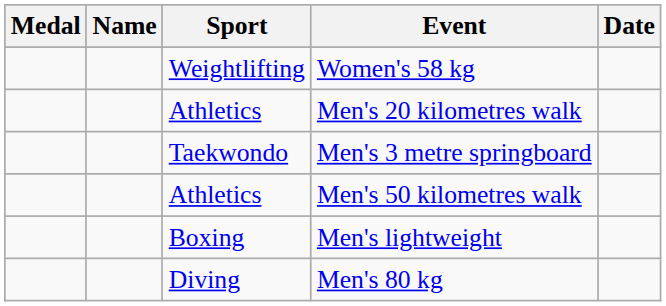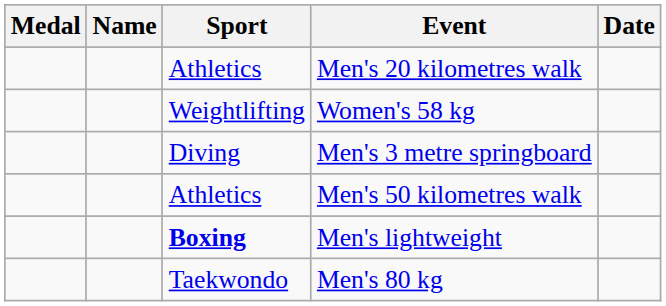rows swapped: (396, 68) <-> (449, 110)
(228, 152) Taekwondo -> (204, 152) Diving
(207, 237) normal -> (207, 237) bold
(204, 279) Diving -> (228, 279) Taekwondo
